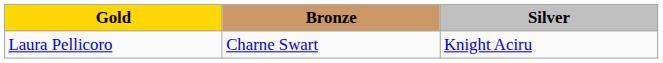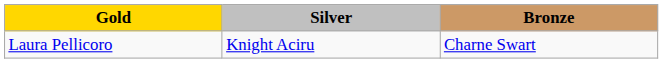columns swapped: (549, 17) <-> (331, 17)
